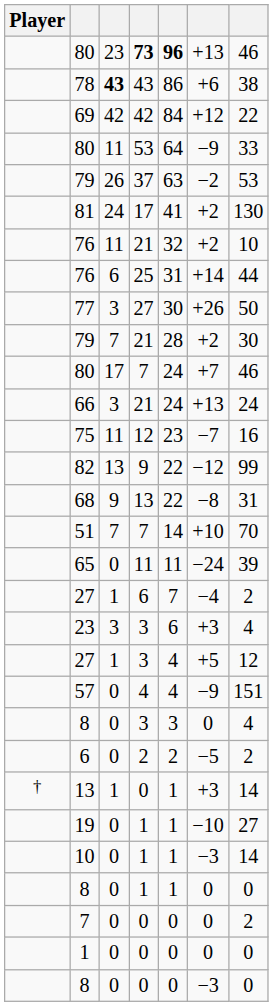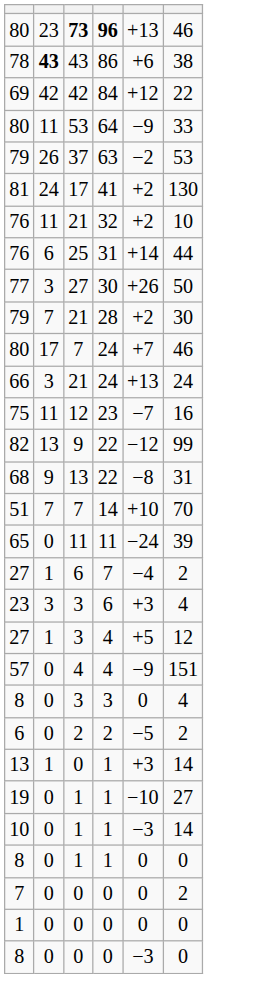- column: (37, 20)
